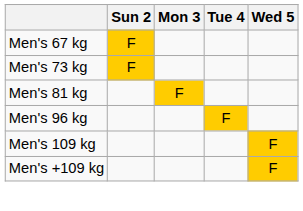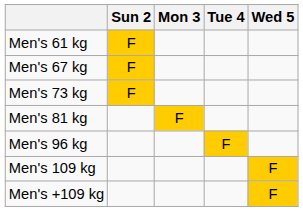+ row: (48, 42)
